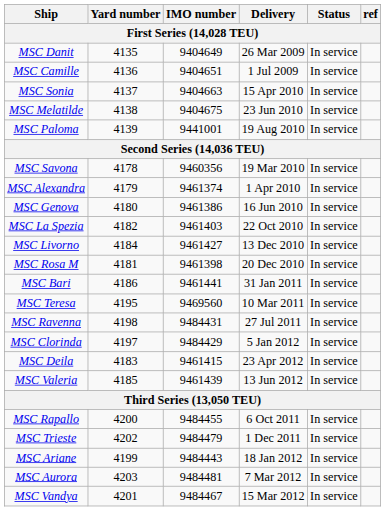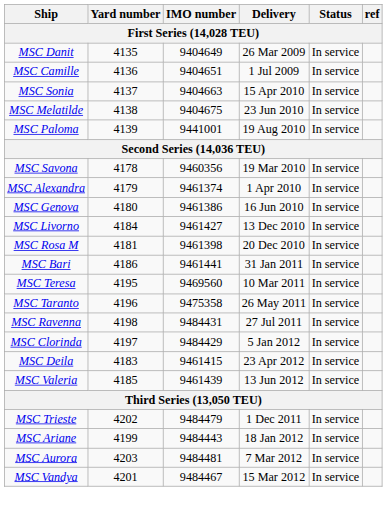- row: (46, 226)
+ row: (46, 303)
- row: (46, 419)
